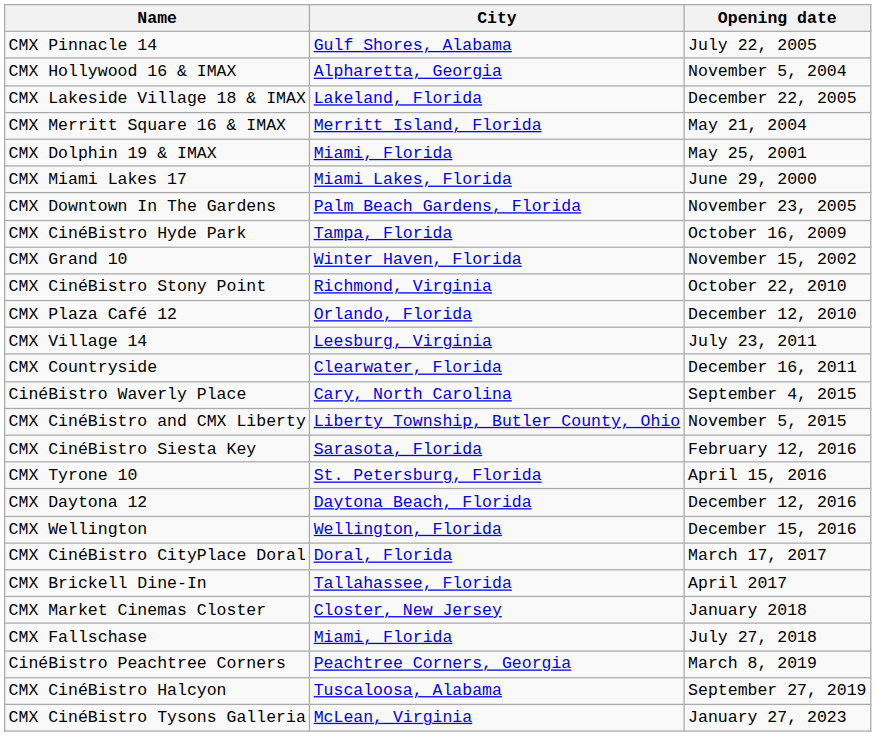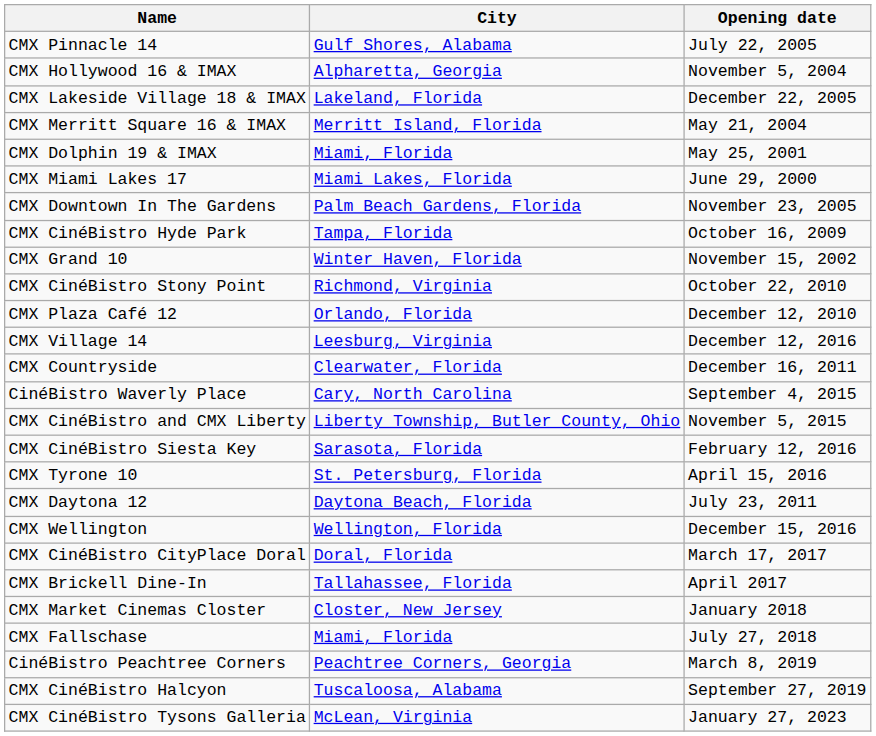(753, 341) July 23, 2011 -> (772, 341) December 12, 2016
(772, 502) December 12, 2016 -> (753, 502) July 23, 2011
